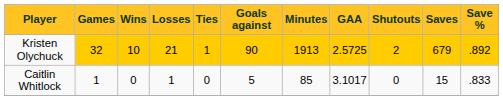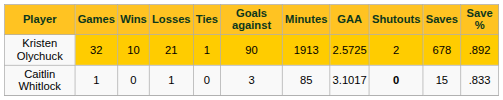(442, 50) 679 -> (442, 50) 678
(252, 80) 5 -> (252, 80) 3
(396, 80) normal -> (396, 80) bold
